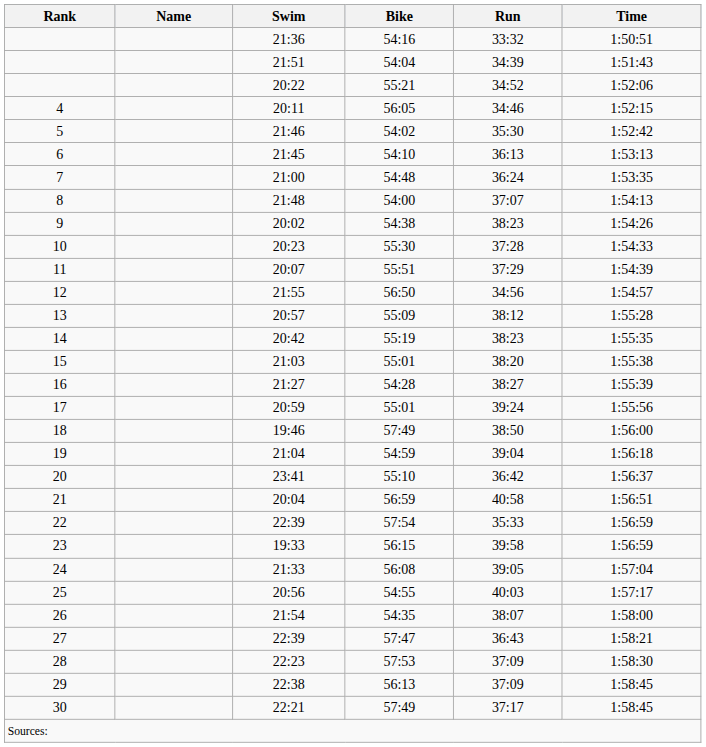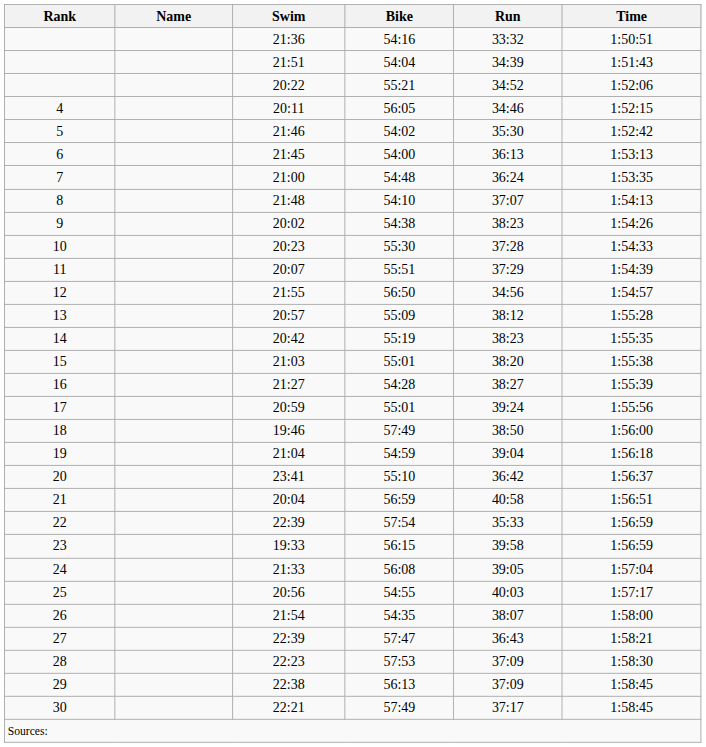(399, 154) 54:10 -> (399, 154) 54:00
(399, 200) 54:00 -> (399, 200) 54:10
